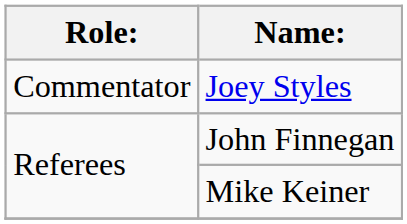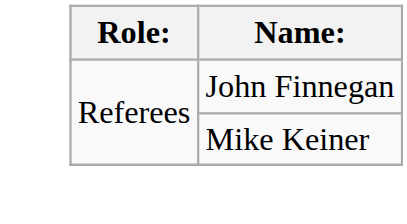- row: (279, 85)
